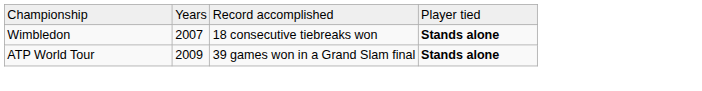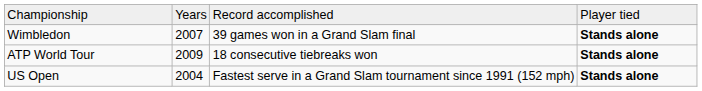(295, 34) 18 consecutive tiebreaks won -> (314, 34) 39 games won in a Grand Slam final
(314, 55) 39 games won in a Grand Slam final -> (295, 55) 18 consecutive tiebreaks won
+ row: (33, 75)
